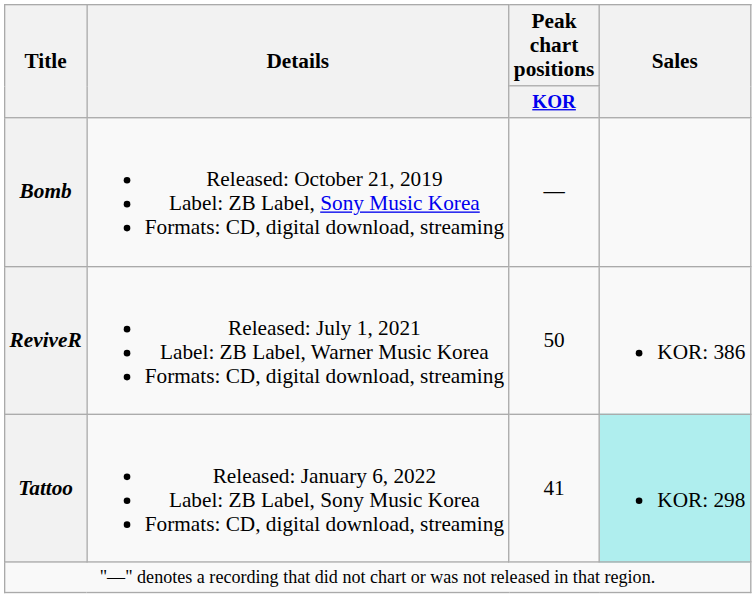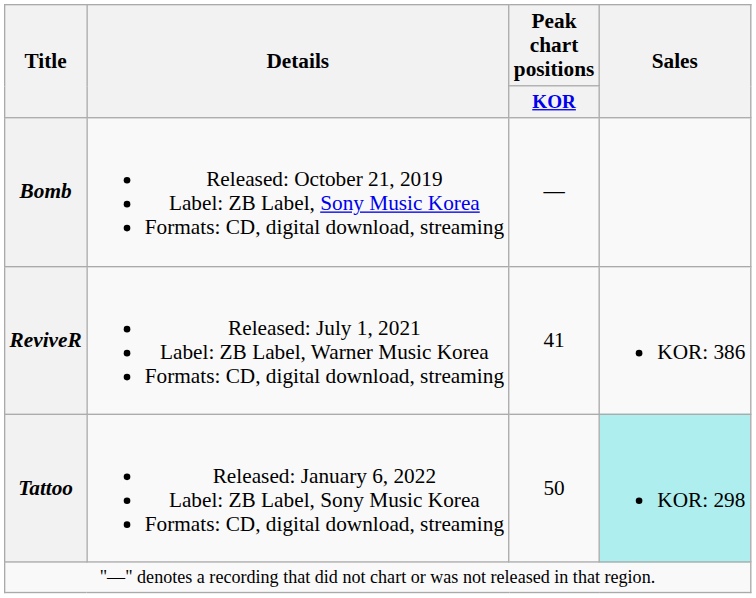(554, 339) 50 -> (554, 339) 41
(554, 488) 41 -> (554, 488) 50
